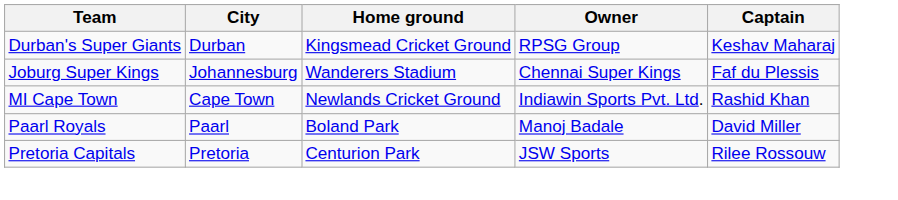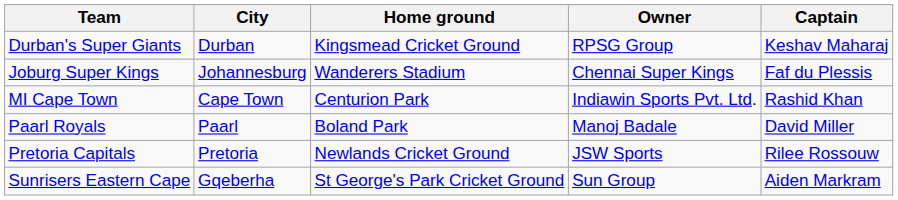(403, 99) Newlands Cricket Ground -> (372, 99) Centurion Park
(363, 153) Centurion Park -> (412, 153) Newlands Cricket Ground
+ row: (99, 180)
